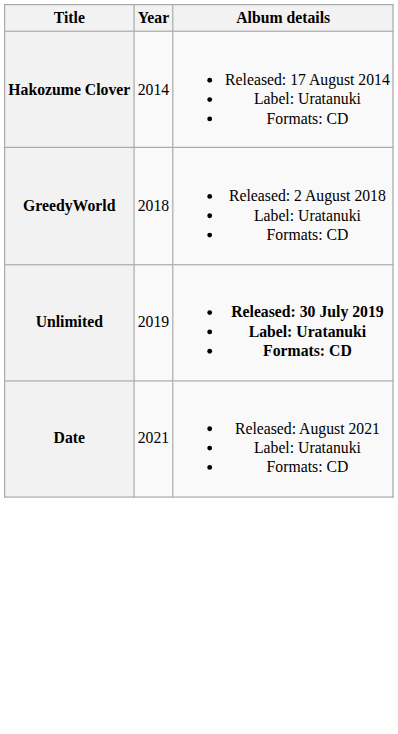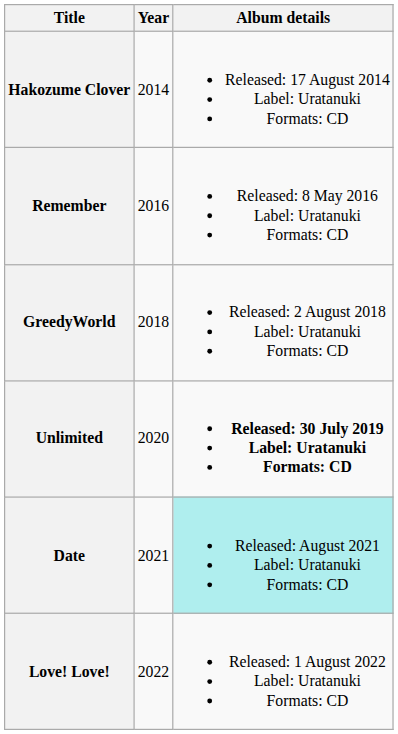+ row: (69, 205)
(153, 322) 2019 -> (153, 438) 2020
(283, 448) no background -> (283, 565) paleturquoise background
+ row: (69, 671)
